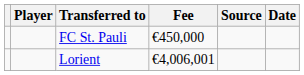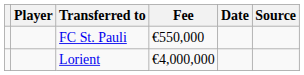columns swapped: (282, 15) <-> (241, 15)
(178, 37) €450,000 -> (178, 37) €550,000
(183, 59) €4,006,001 -> (183, 59) €4,000,000
